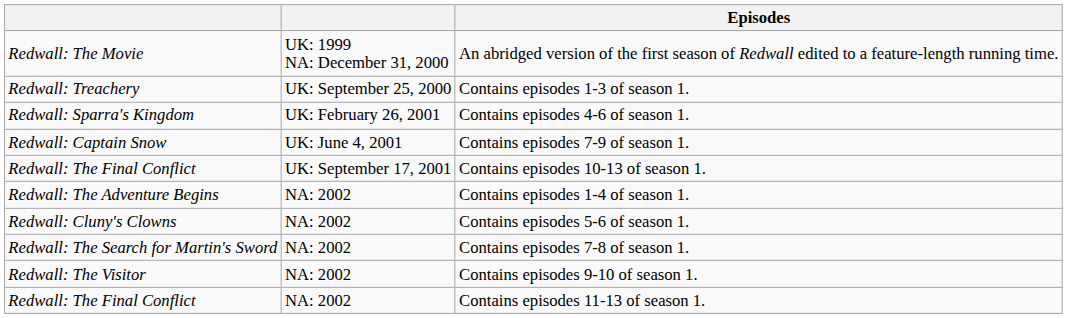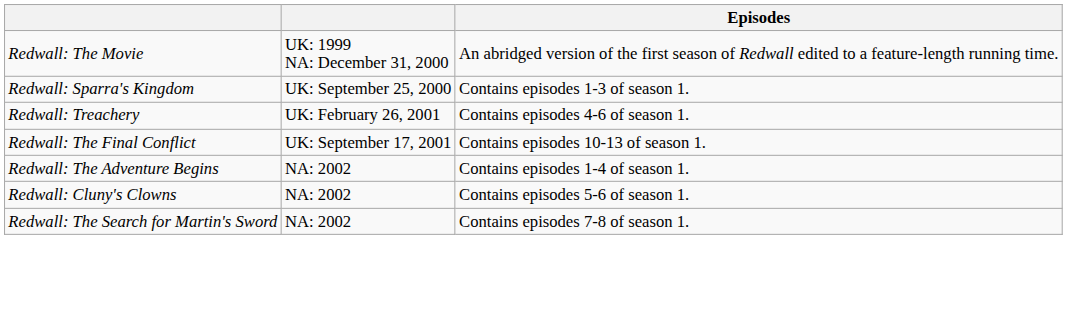(74, 89) Redwall: Treachery -> (101, 89) Redwall: Sparra's Kingdom
(101, 115) Redwall: Sparra's Kingdom -> (74, 115) Redwall: Treachery
- row: (574, 141)
- row: (578, 273)
- row: (582, 300)
